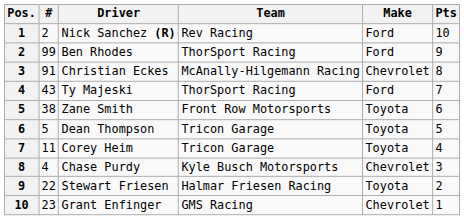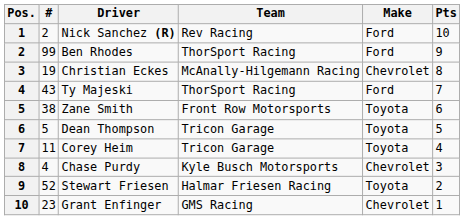(49, 72) 91 -> (49, 72) 19
(49, 187) 22 -> (49, 187) 52
